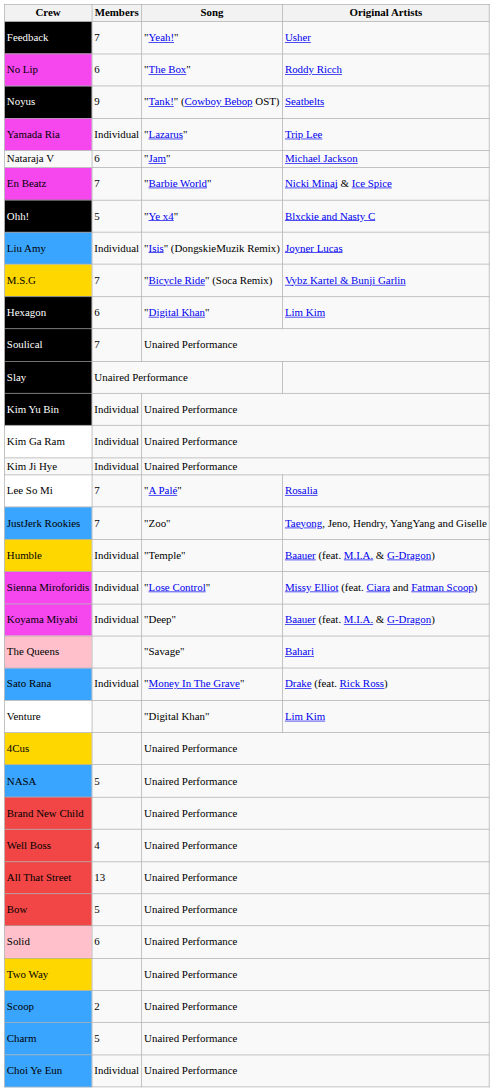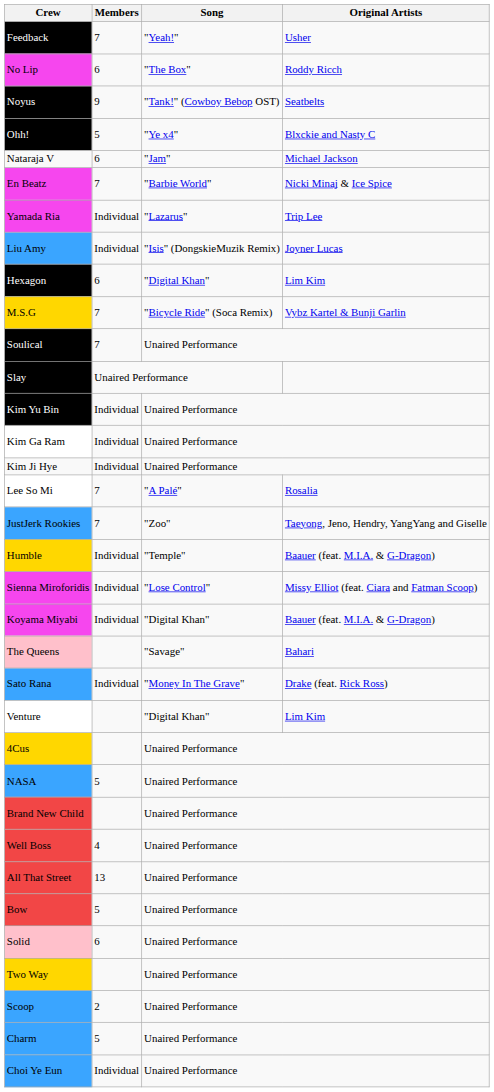rows swapped: (18, 216) <-> (33, 134)
rows swapped: (26, 312) <-> (21, 280)
(160, 620) "Deep" -> (177, 620) "Digital Khan"
